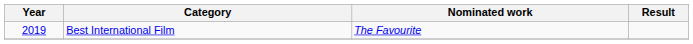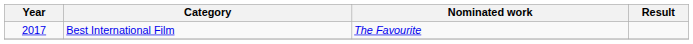(34, 30) 2019 -> (34, 30) 2017
